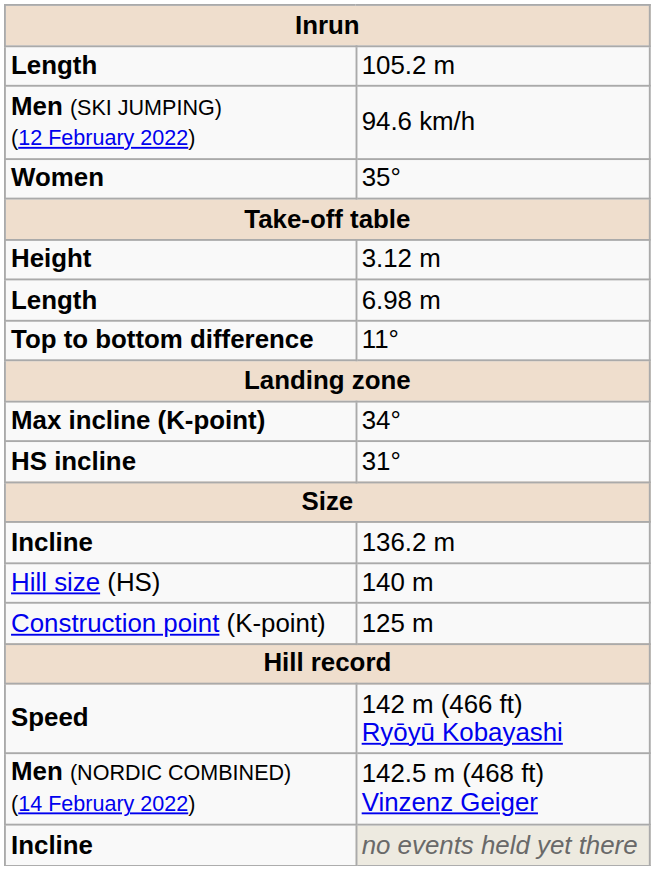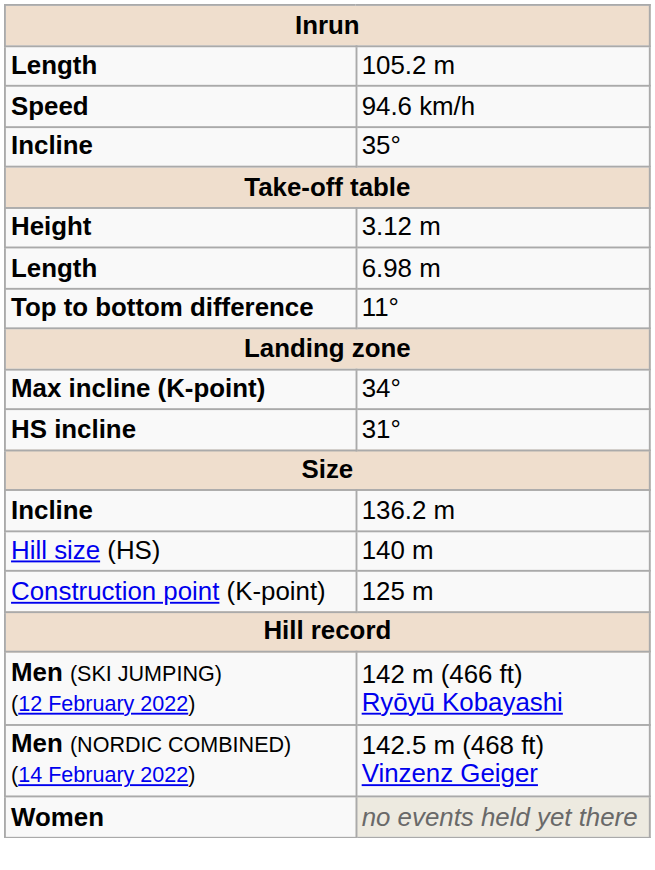(116, 120) Men (SKI JUMPING) (12 February 2022) -> (50, 106) Speed
(57, 178) Women -> (52, 146) Incline
(50, 718) Speed -> (116, 686) Men (SKI JUMPING) (12 February 2022)
(52, 845) Incline -> (57, 816) Women
